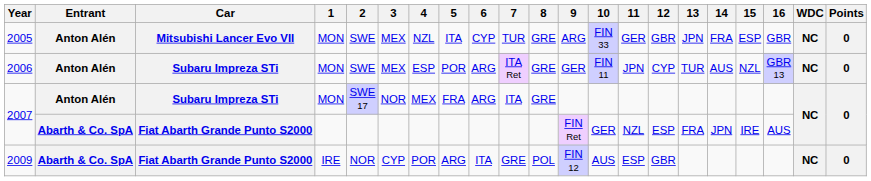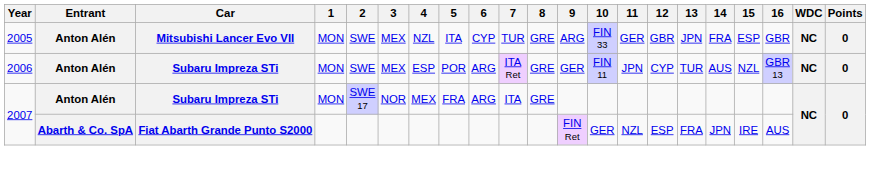- row: (20, 161)
